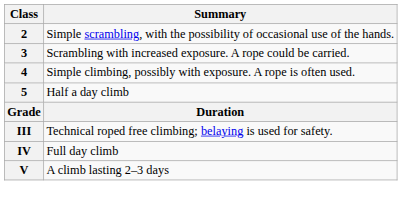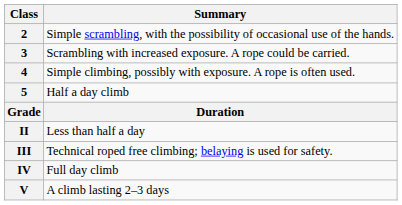+ row: (24, 131)
